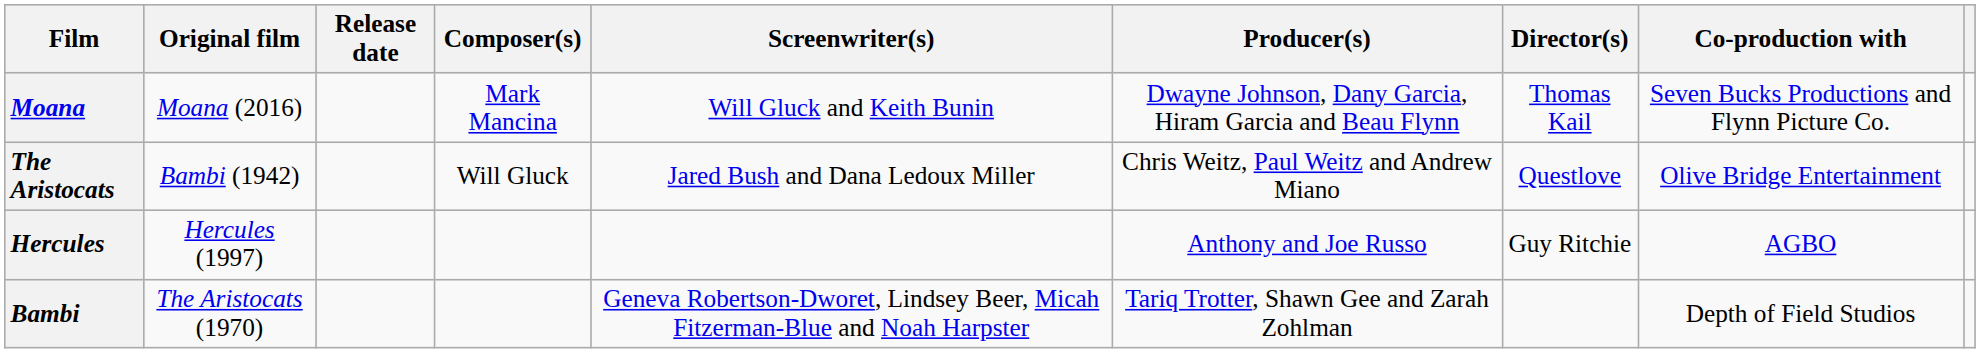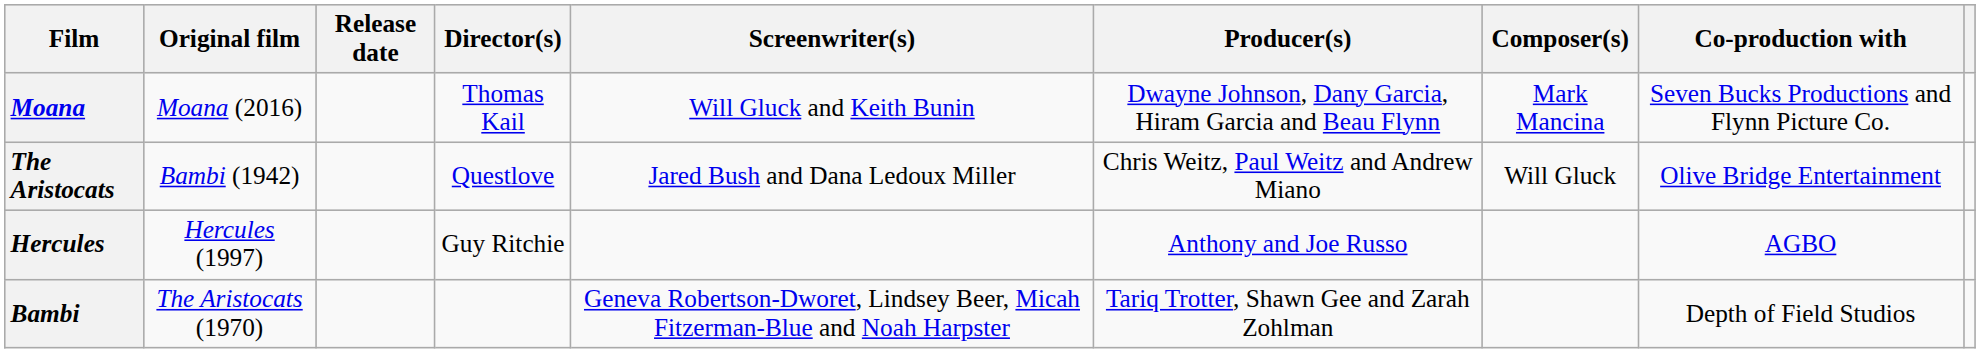columns swapped: (1570, 38) <-> (513, 38)
